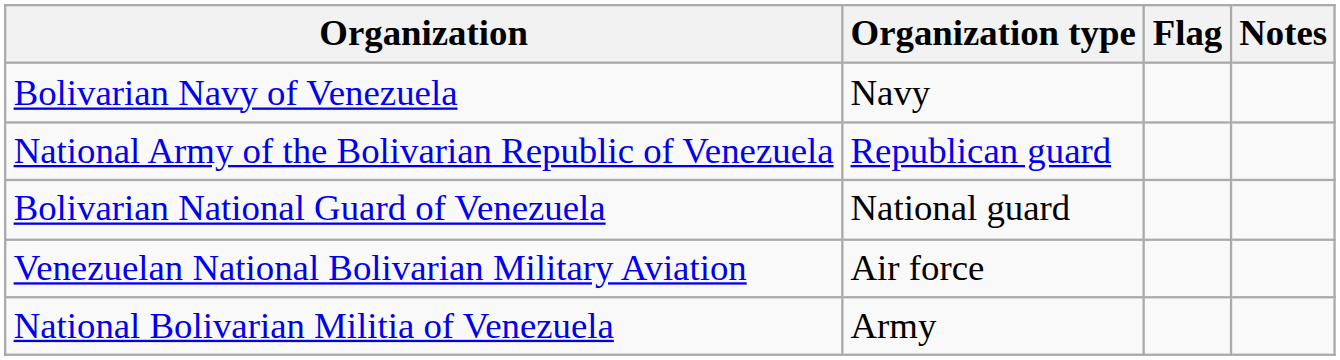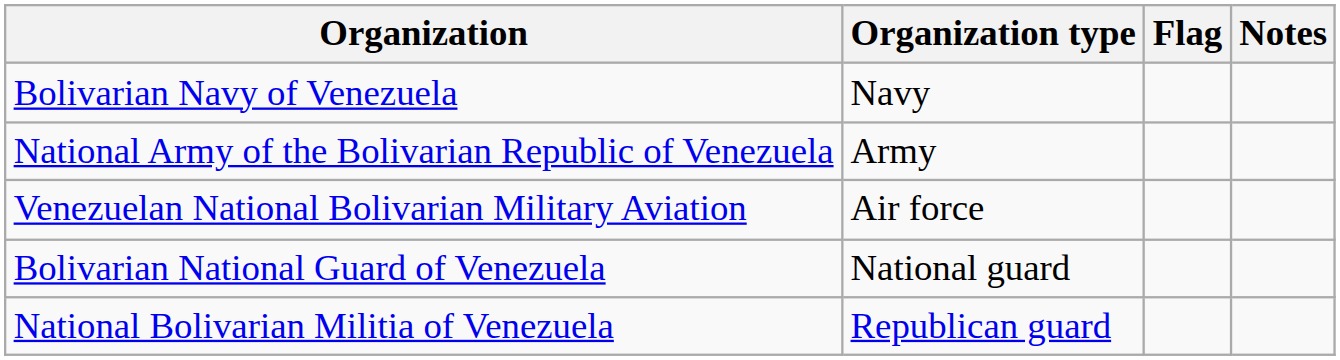(981, 150) Republican guard -> (893, 150) Army
rows swapped: (380, 267) <-> (310, 208)
(893, 325) Army -> (981, 325) Republican guard
